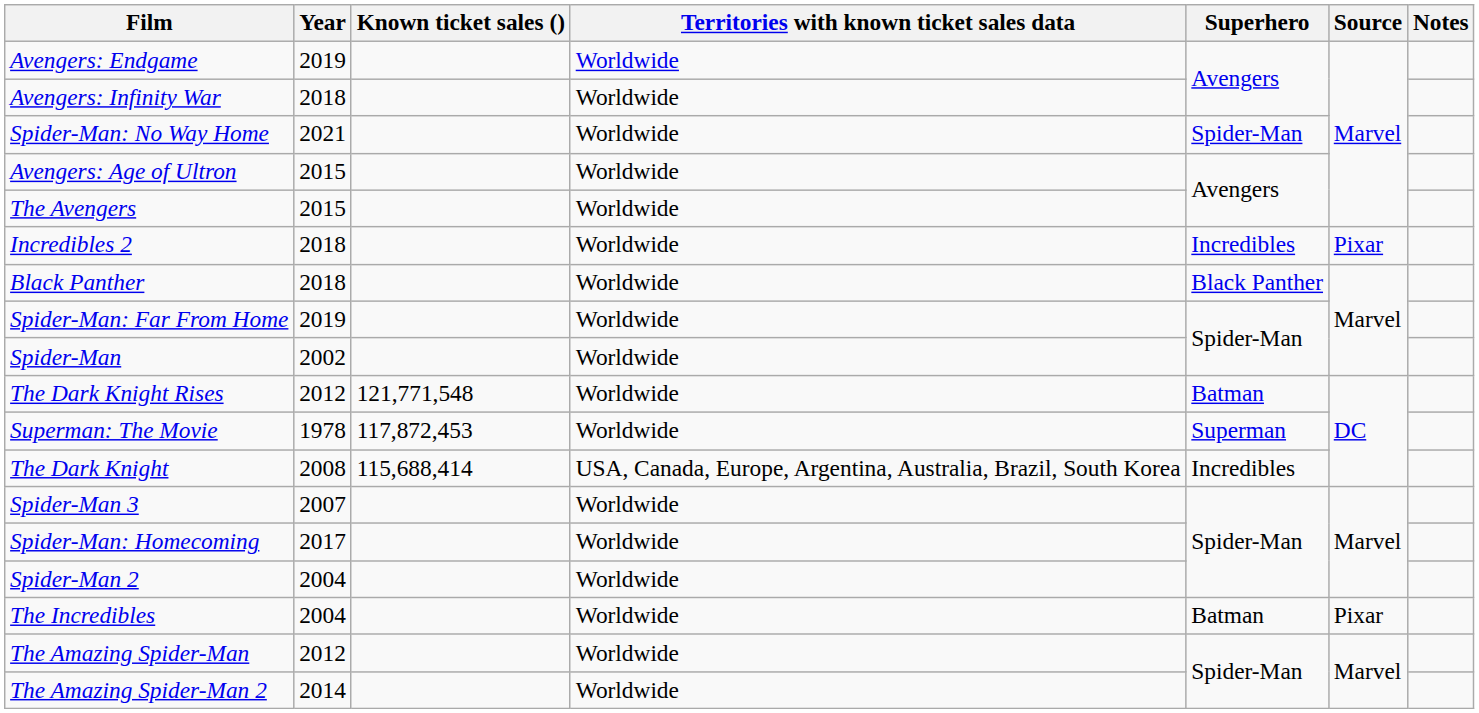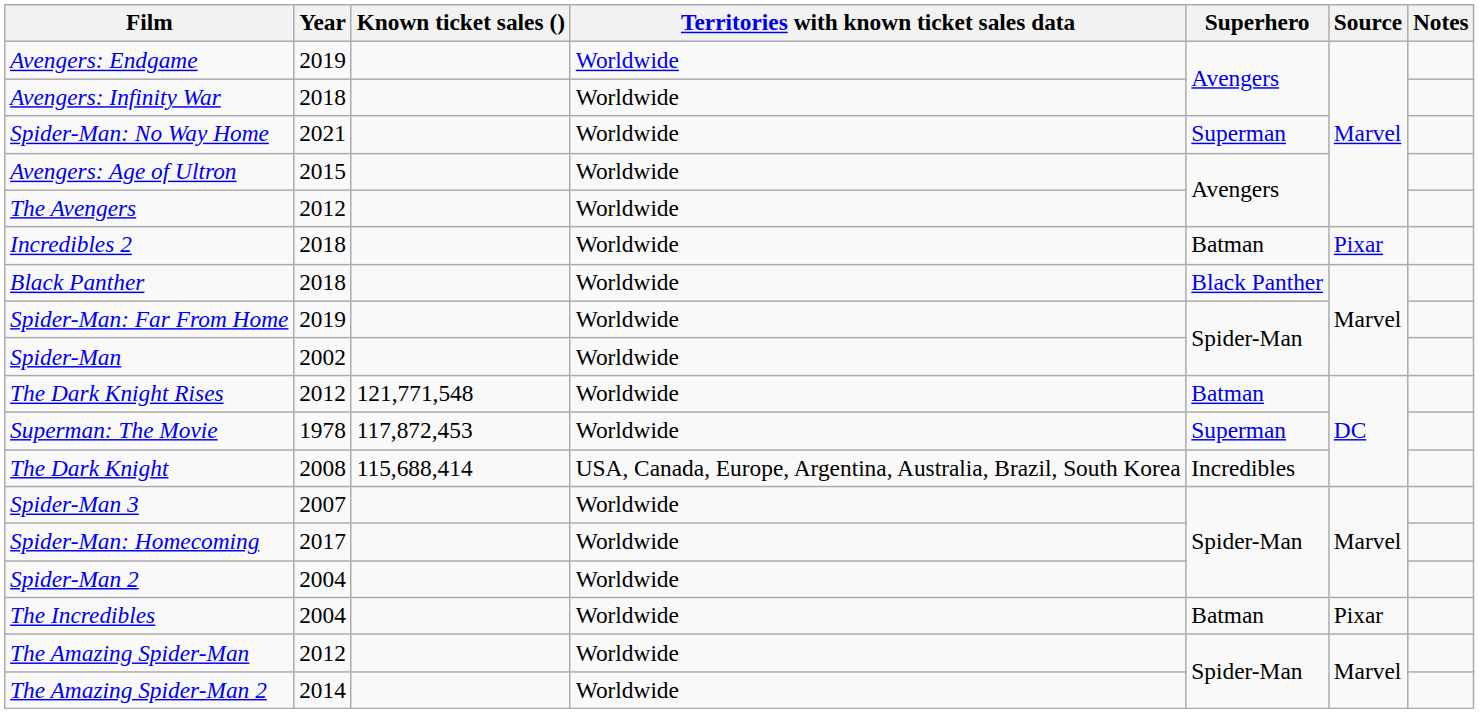(1247, 134) Spider-Man -> (1239, 134) Superman
(323, 208) 2015 -> (323, 208) 2012
(1243, 245) Incredibles -> (1228, 245) Batman
